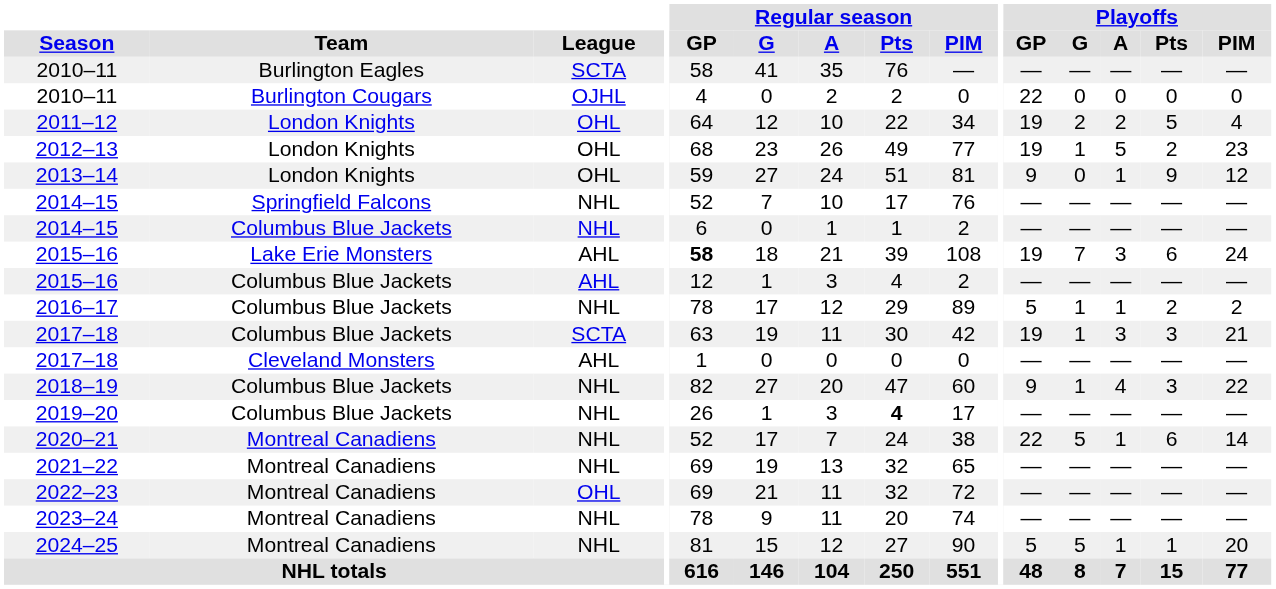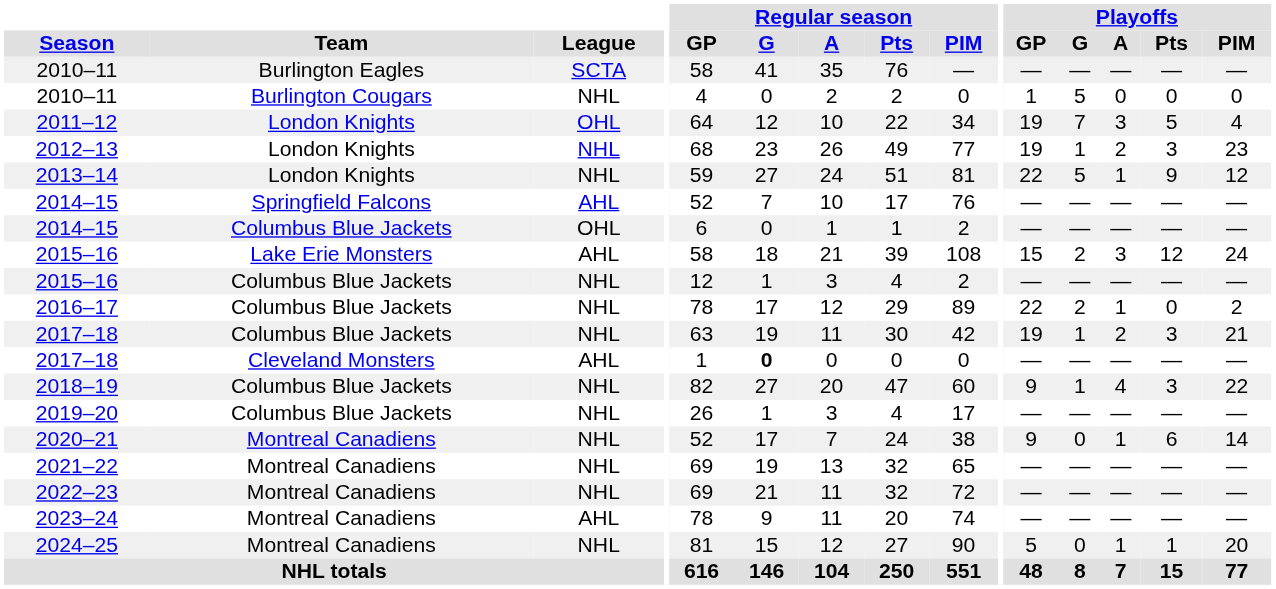(599, 96) OJHL -> (599, 96) NHL
(1031, 96) 22 -> (1031, 96) 1
(1080, 96) 0 -> (1080, 96) 5
(1080, 122) 2 -> (1080, 122) 7
(1121, 122) 2 -> (1121, 122) 3
(599, 149) OHL -> (599, 149) NHL
(1121, 149) 5 -> (1121, 149) 2
(1172, 149) 2 -> (1172, 149) 3
(599, 175) OHL -> (599, 175) NHL
(1031, 175) 9 -> (1031, 175) 22
(1080, 175) 0 -> (1080, 175) 5
(599, 201) NHL -> (599, 201) AHL
(599, 228) NHL -> (599, 228) OHL
(702, 254) bold -> (702, 254) normal
(1031, 254) 19 -> (1031, 254) 15
(1080, 254) 7 -> (1080, 254) 2
(1172, 254) 6 -> (1172, 254) 12
(599, 281) AHL -> (599, 281) NHL
(1031, 307) 5 -> (1031, 307) 22
(1080, 307) 1 -> (1080, 307) 2
(1172, 307) 2 -> (1172, 307) 0
(599, 333) SCTA -> (599, 333) NHL
(1121, 333) 3 -> (1121, 333) 2
(767, 360) normal -> (767, 360) bold
(897, 413) bold -> (897, 413) normal
(1031, 439) 22 -> (1031, 439) 9
(1080, 439) 5 -> (1080, 439) 0
(599, 492) OHL -> (599, 492) NHL
(599, 518) NHL -> (599, 518) AHL
(1080, 545) 5 -> (1080, 545) 0
